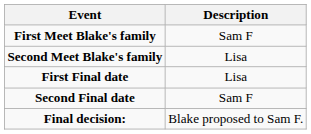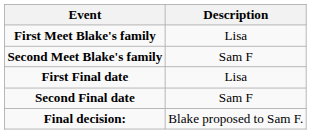(236, 35) Sam F -> (236, 35) Lisa
(236, 56) Lisa -> (236, 56) Sam F
